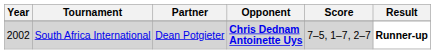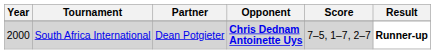(18, 35) 2002 -> (18, 35) 2000
